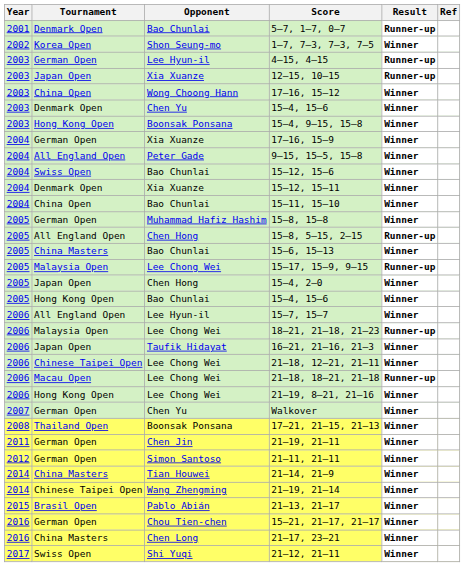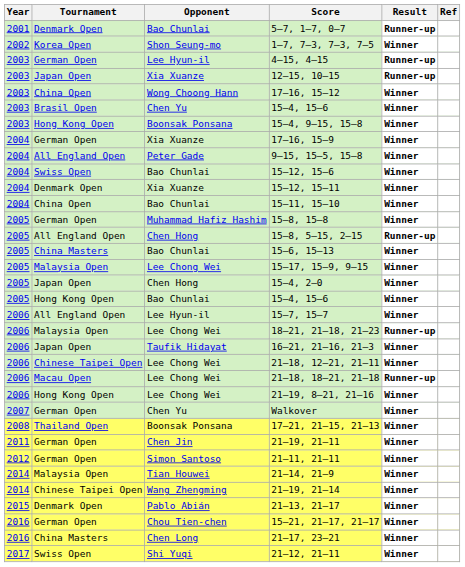(68, 108) Denmark Open -> (65, 108) Brasil Open
(410, 267) Runner-up -> (401, 267) Winner
(71, 474) China Masters -> (71, 474) Malaysia Open
(65, 506) Brasil Open -> (68, 506) Denmark Open
